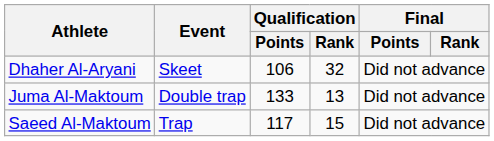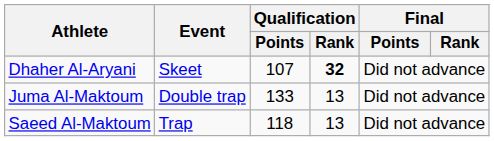(280, 70) 106 -> (280, 70) 107
(335, 70) normal -> (335, 70) bold
(280, 123) 117 -> (280, 123) 118
(335, 123) 15 -> (335, 123) 13
